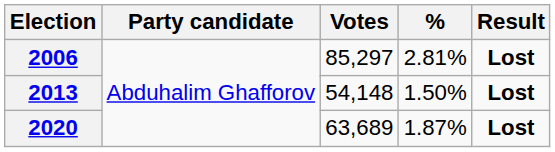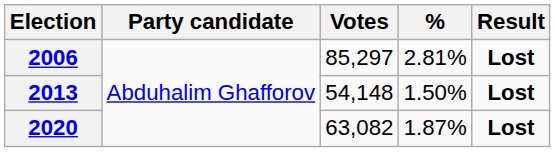(359, 127) 63,689 -> (359, 127) 63,082
